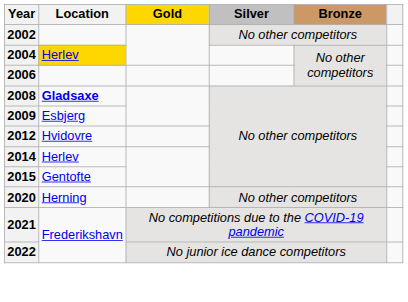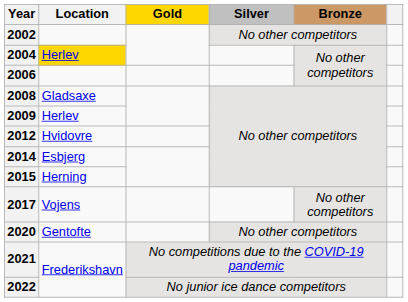(70, 95) bold -> (69, 95) normal
(63, 116) Esbjerg -> (60, 116) Herlev
(60, 156) Herlev -> (63, 156) Esbjerg
(66, 177) Gentofte -> (64, 177) Herning
+ row: (22, 204)
(64, 197) Herning -> (66, 232) Gentofte
